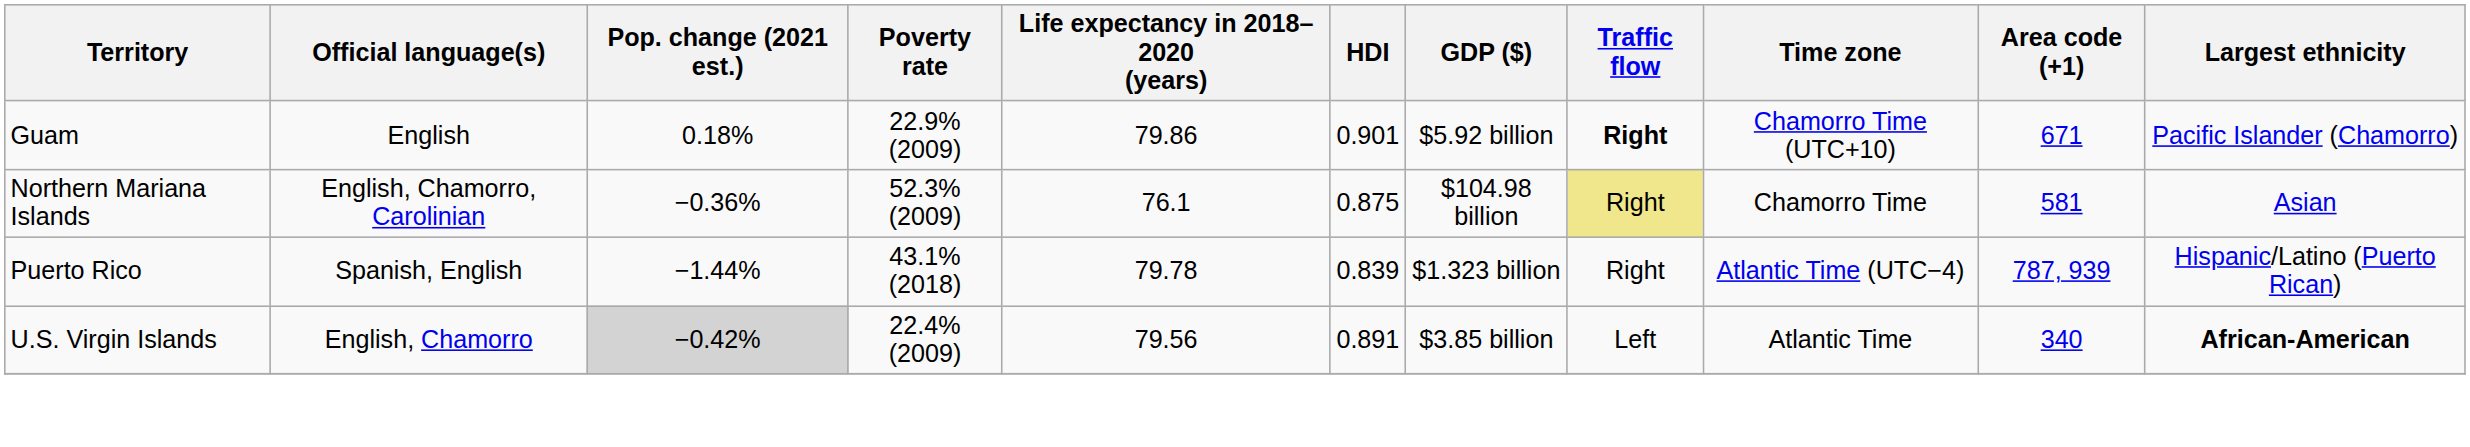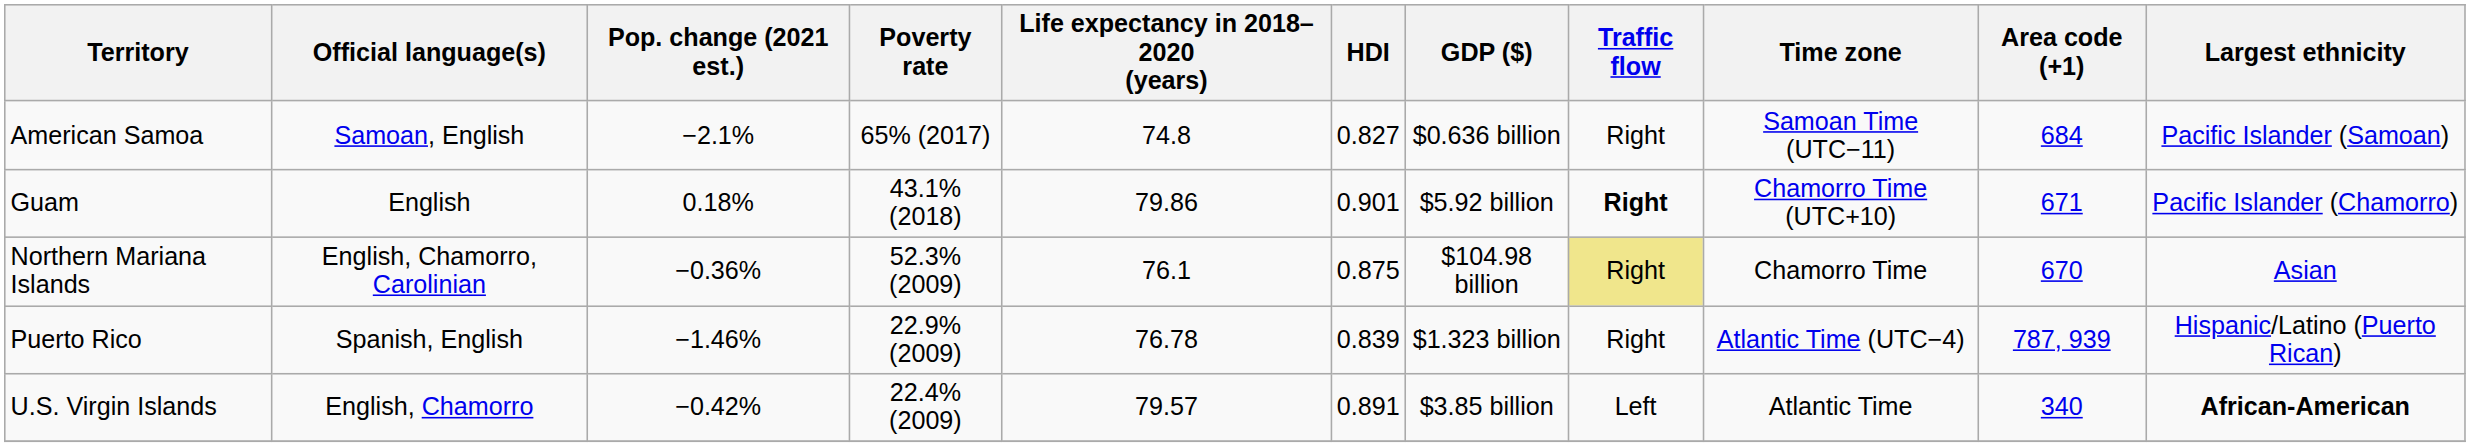+ row: (107, 134)
(925, 134) 22.9% (2009) -> (925, 203) 43.1% (2018)
(2062, 203) 581 -> (2062, 271) 670
(718, 271) −1.44% -> (718, 339) −1.46%
(925, 271) 43.1% (2018) -> (925, 339) 22.9% (2009)
(1166, 271) 79.78 -> (1166, 339) 76.78
(718, 339) lightgrey background -> (718, 407) no background
(1166, 339) 79.56 -> (1166, 407) 79.57
